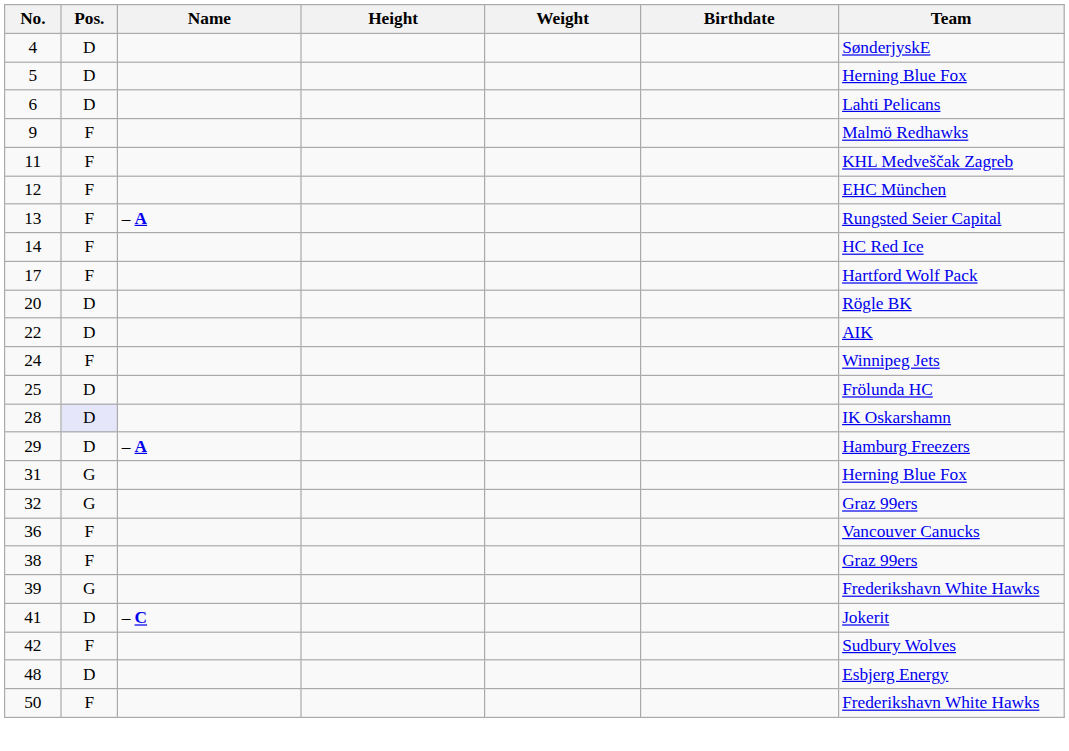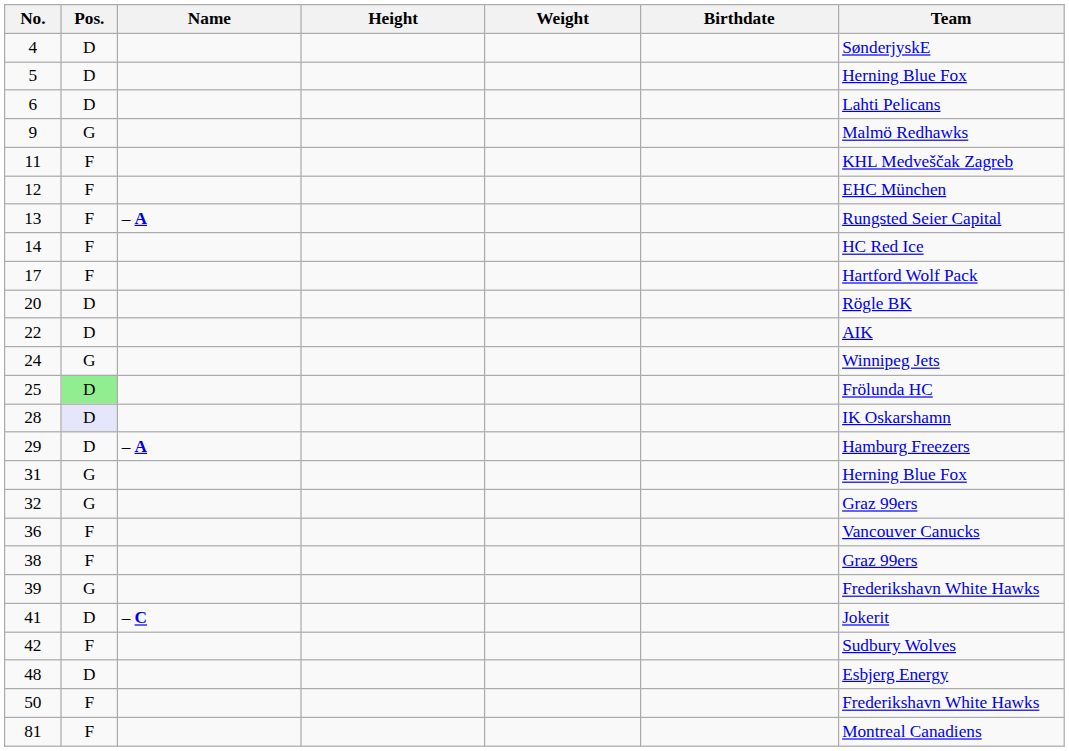(89, 133) F -> (89, 133) G
(89, 361) F -> (89, 361) G
(89, 389) no background -> (89, 389) lightgreen background
+ row: (33, 731)
